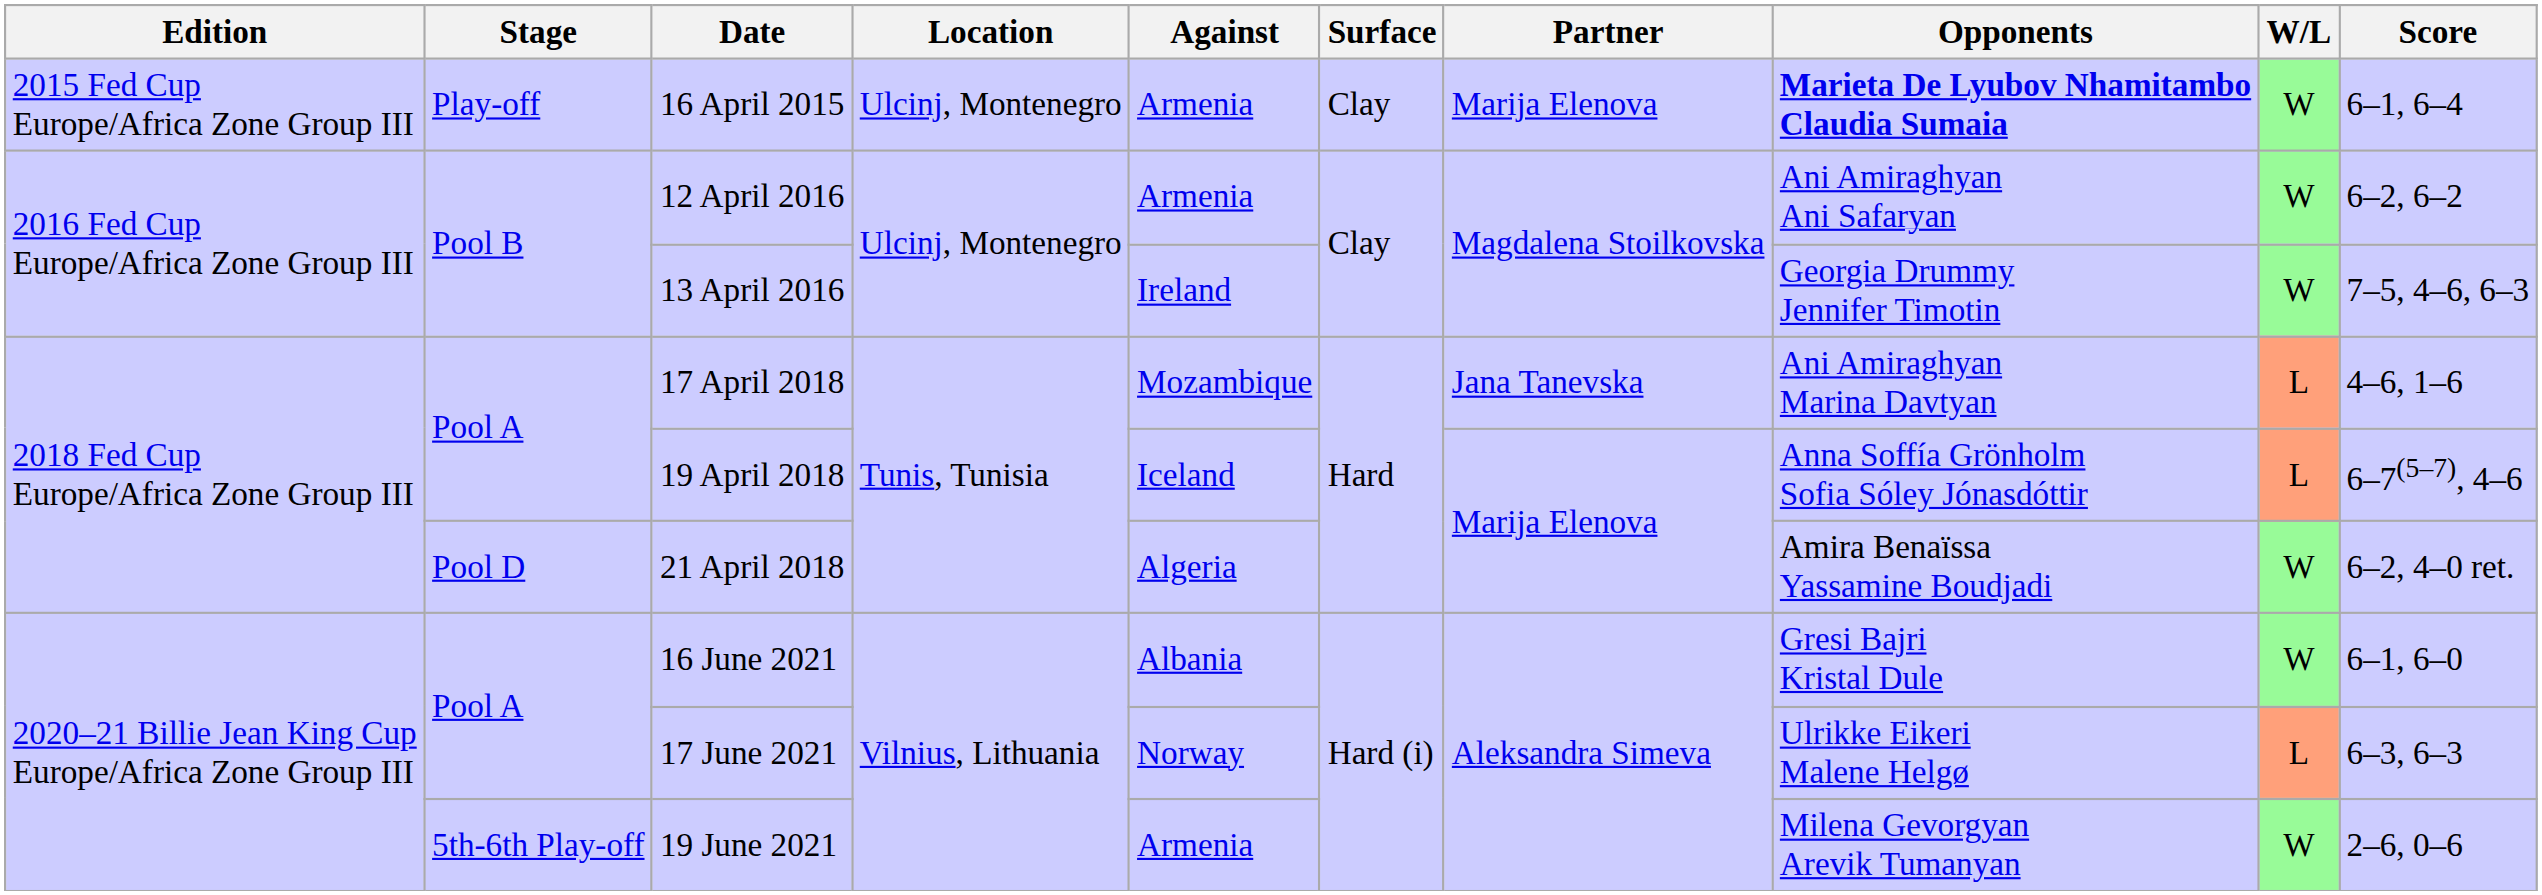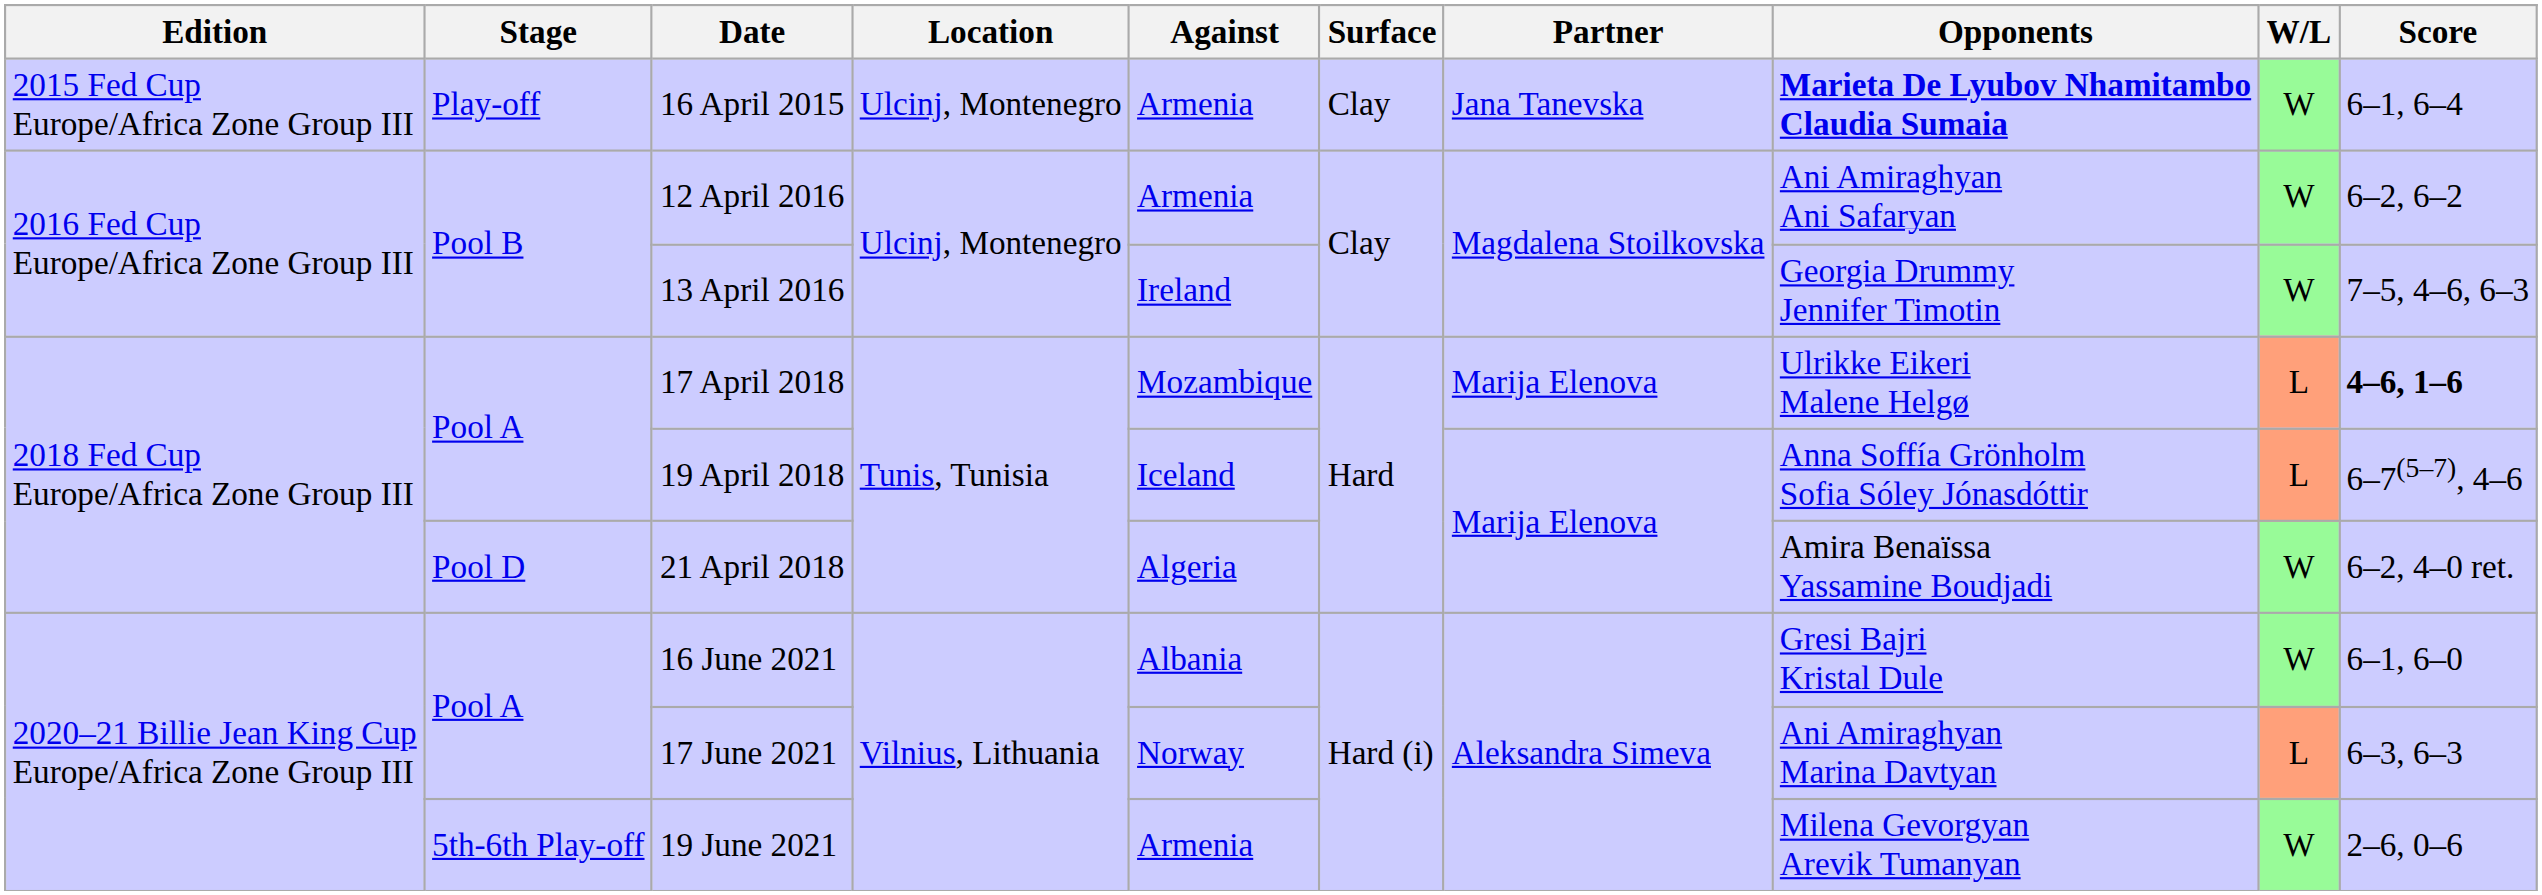(1555, 104) Marija Elenova -> (1548, 104) Jana Tanevska
(1548, 381) Jana Tanevska -> (1555, 381) Marija Elenova
(1891, 381) Ani Amiraghyan Marina Davtyan -> (1875, 381) Ulrikke Eikeri Malene Helgø
(2405, 381) normal -> (2405, 381) bold
(1875, 751) Ulrikke Eikeri Malene Helgø -> (1891, 751) Ani Amiraghyan Marina Davtyan
